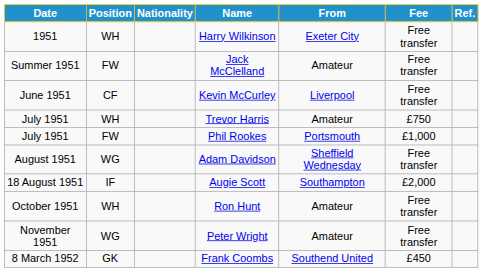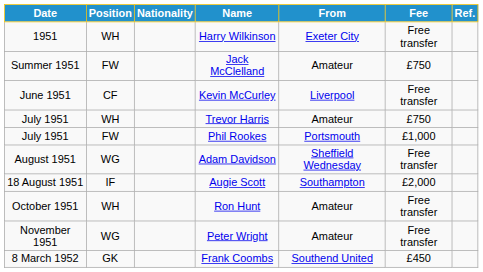(419, 66) Free transfer -> (419, 66) £750
